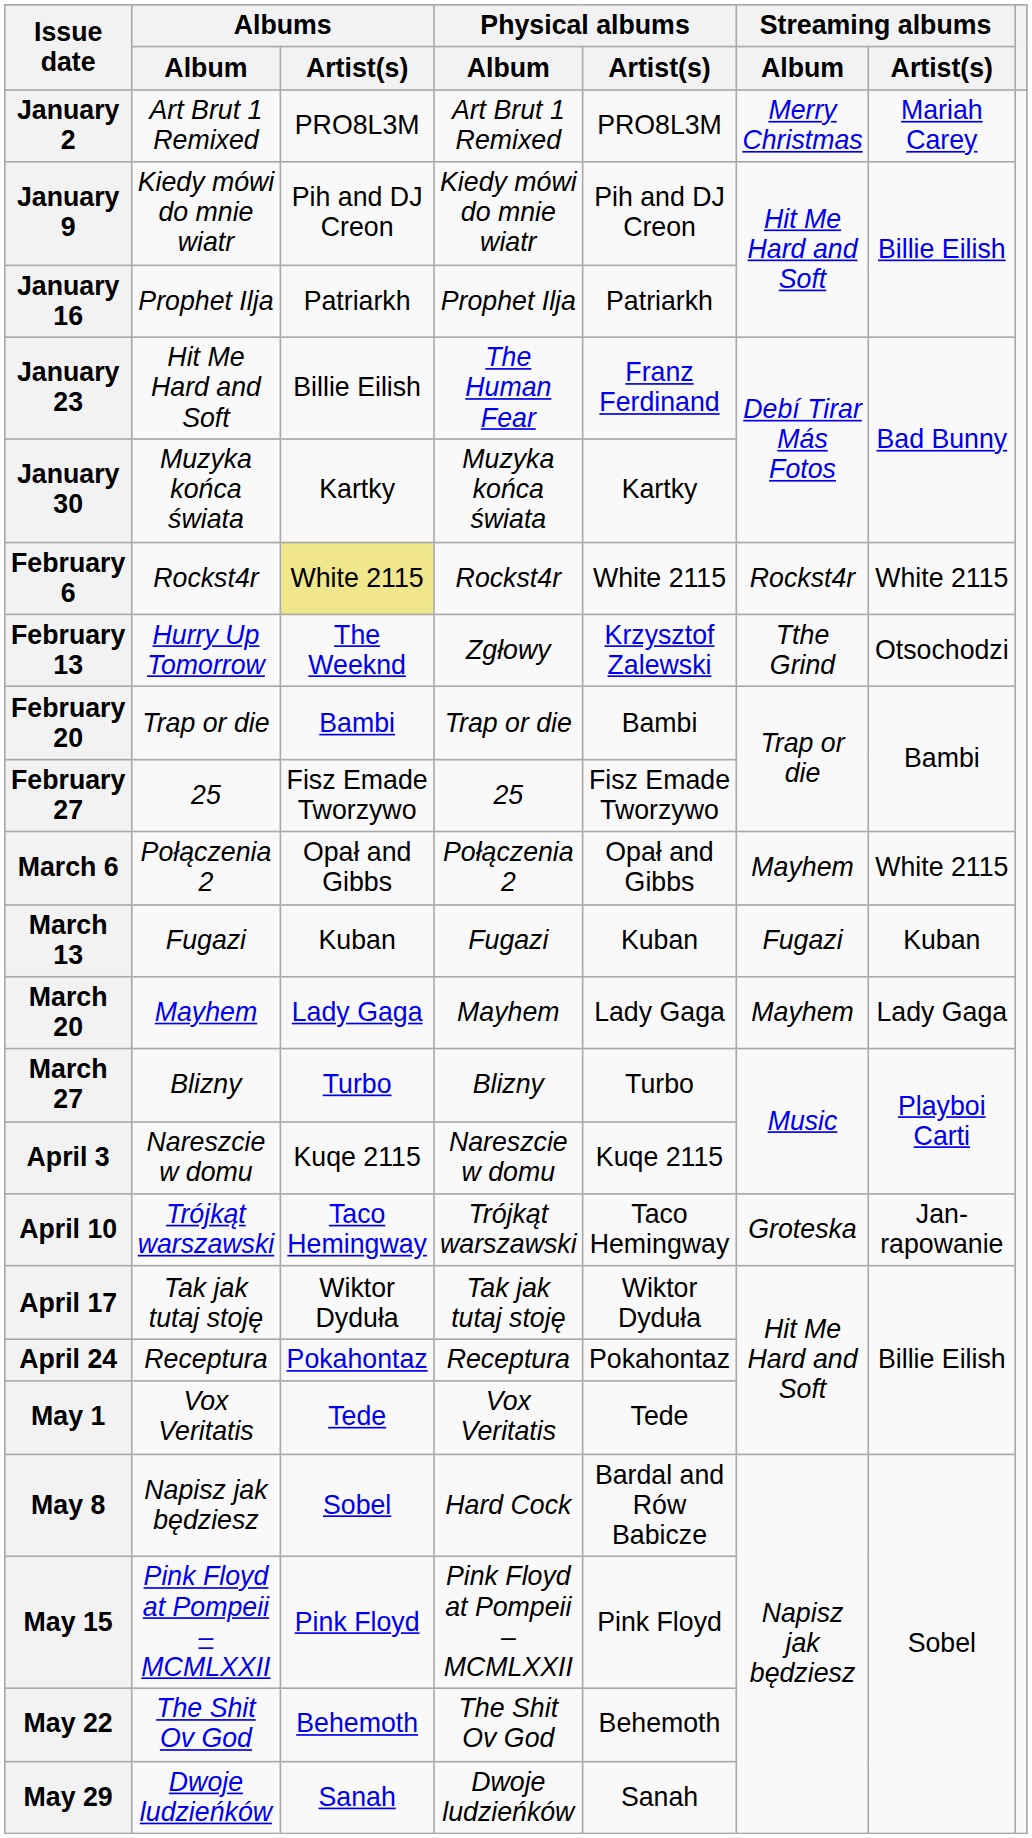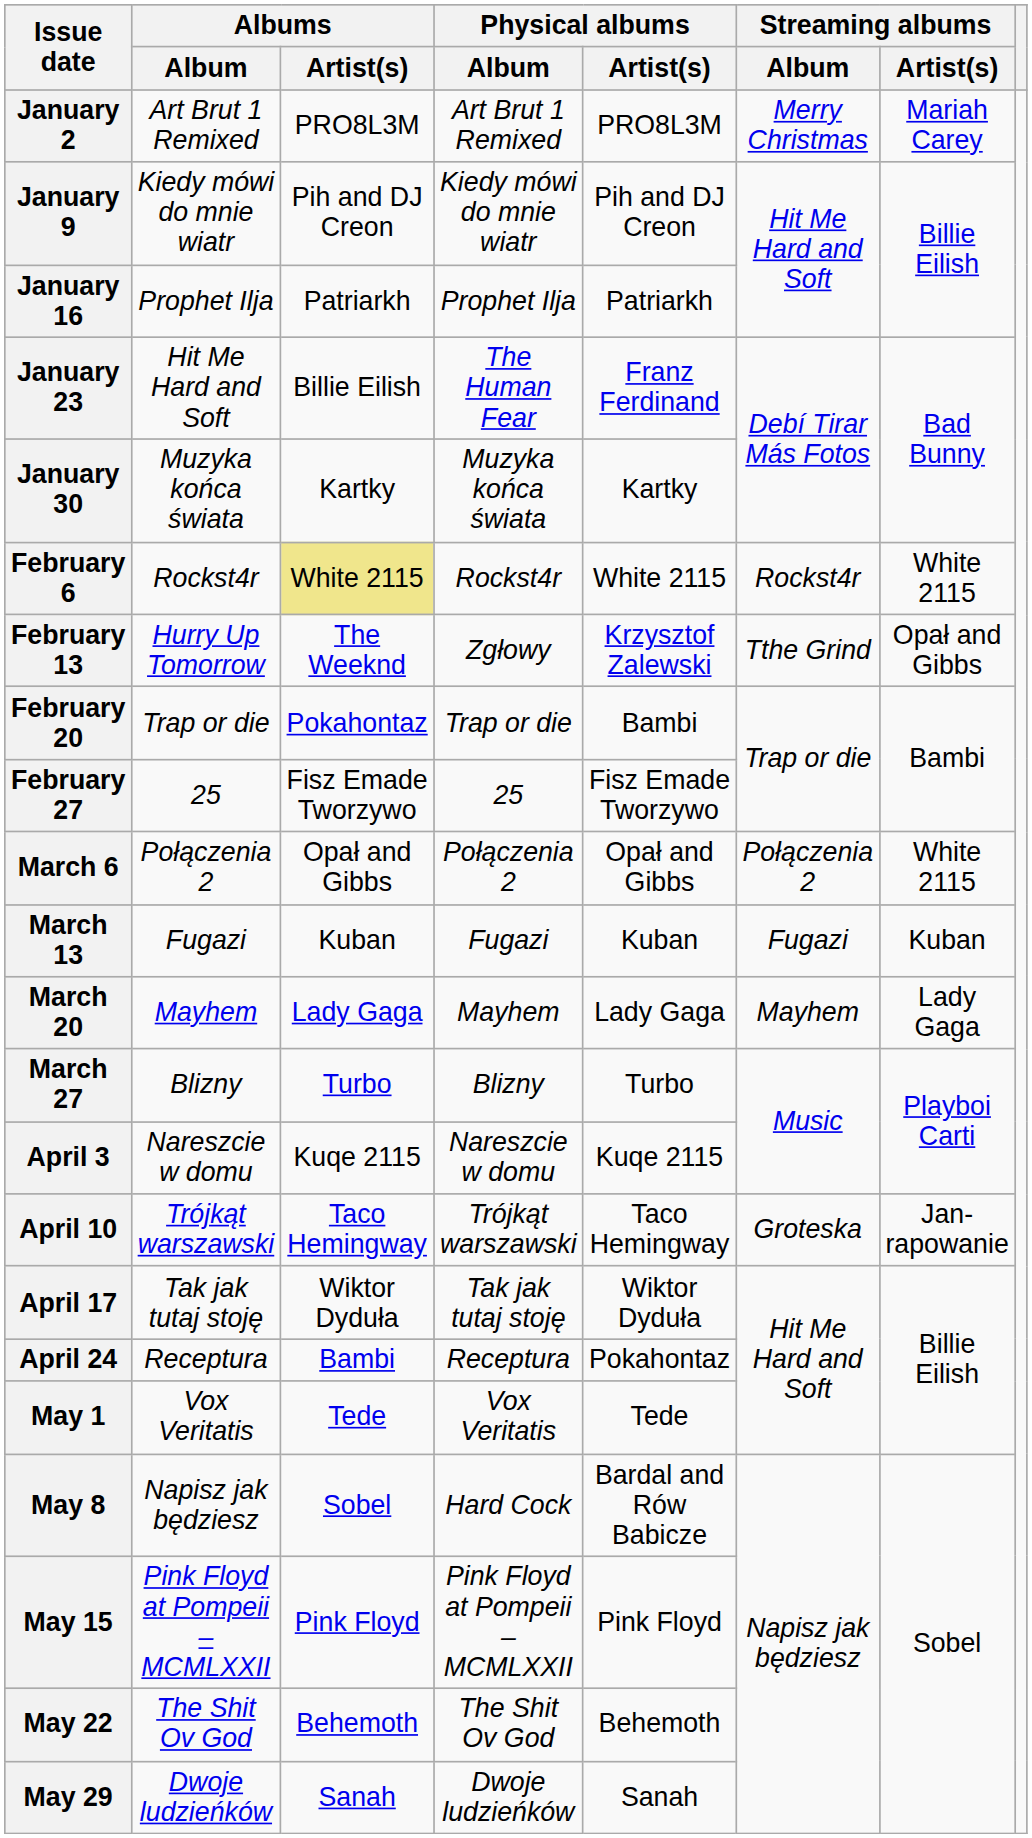(942, 650) Otsochodzi -> (947, 650) Opał and Gibbs
(357, 722) Bambi -> (357, 722) Pokahontaz
(803, 867) Mayhem -> (808, 867) Połączenia 2
(357, 1359) Pokahontaz -> (357, 1359) Bambi
